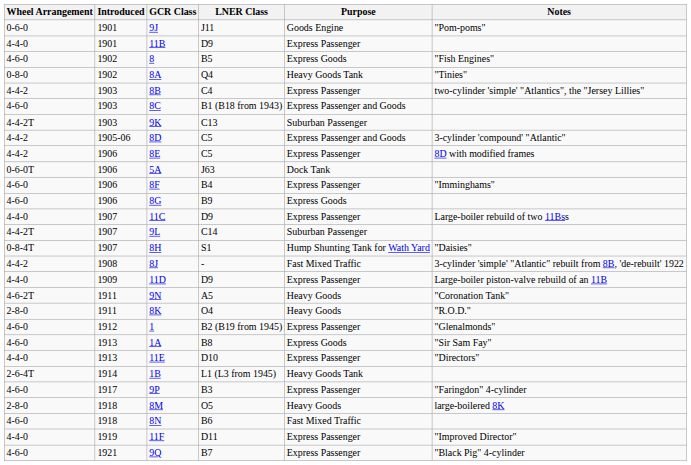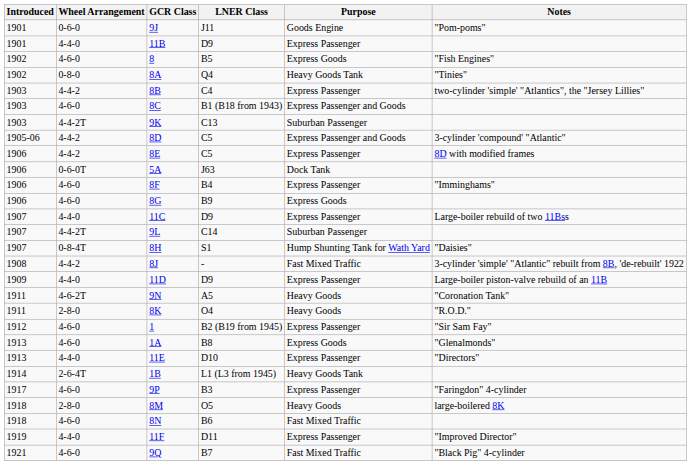columns swapped: (121, 12) <-> (50, 12)
(465, 327) "Glenalmonds" -> (463, 327) "Sir Sam Fay"
(463, 342) "Sir Sam Fay" -> (465, 342) "Glenalmonds"
(324, 452) Express Passenger -> (324, 452) Fast Mixed Traffic
